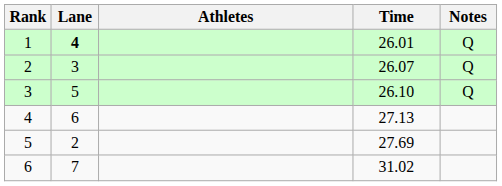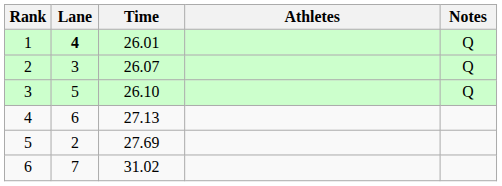columns swapped: (226, 17) <-> (396, 17)
